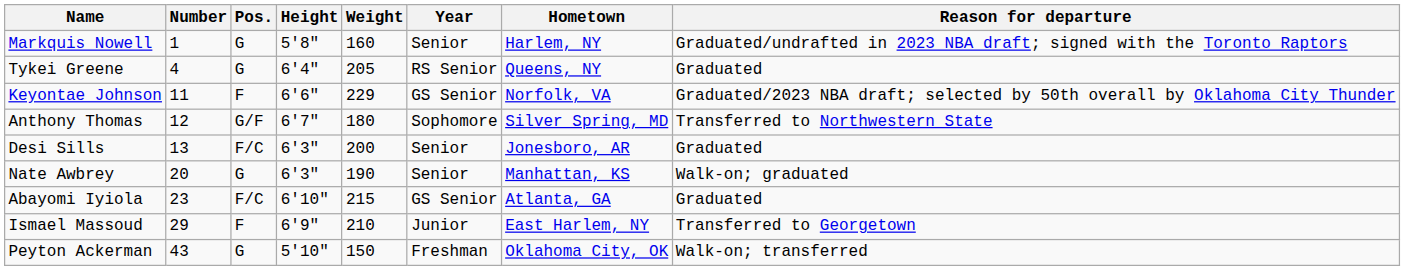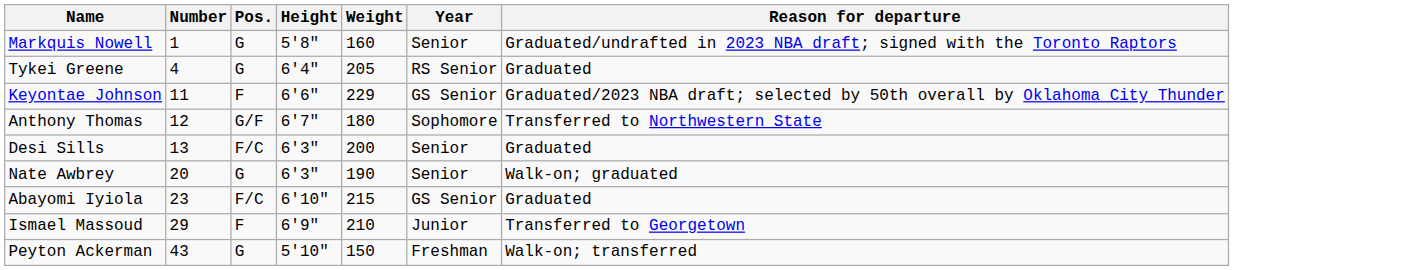- column: (587, 18)
